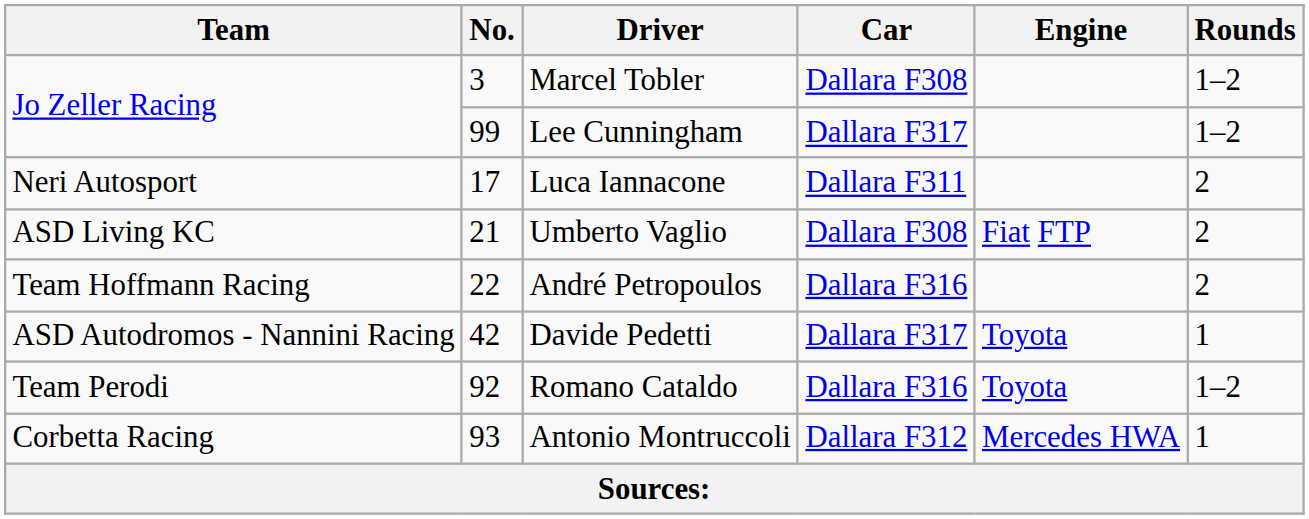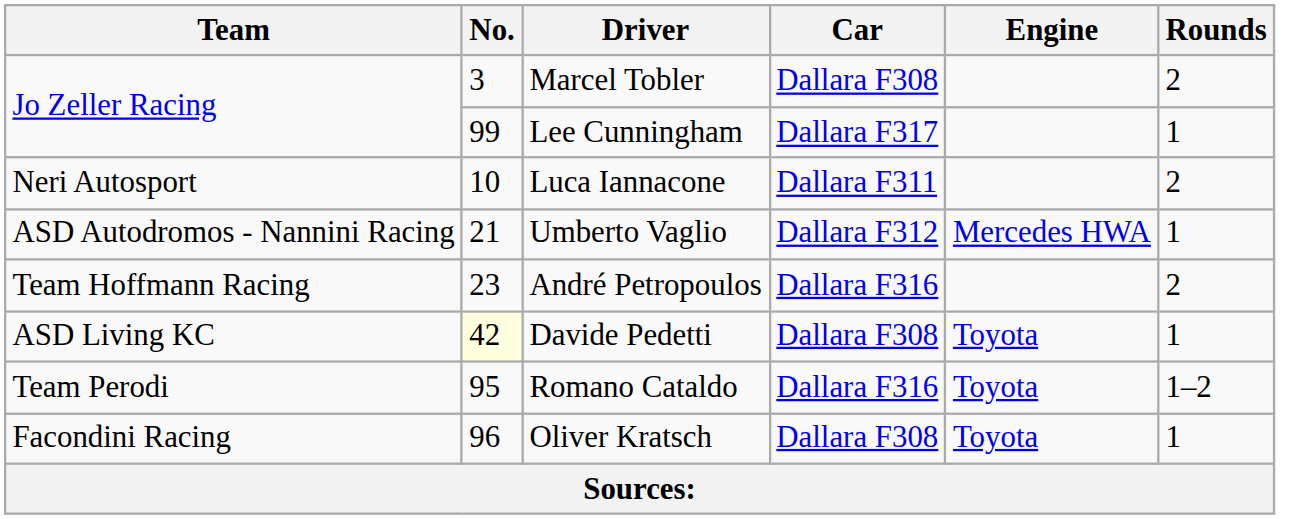(1218, 80) 1–2 -> (1173, 80) 2
(1218, 131) 1–2 -> (1173, 131) 1
(485, 182) 17 -> (485, 182) 10
(114, 233) ASD Living KC -> (234, 233) ASD Autodromos - Nannini Racing
(886, 233) Dallara F308 -> (857, 233) Dallara F312
(1036, 233) Fiat FTP -> (1052, 233) Mercedes HWA
(1202, 233) 2 -> (1173, 233) 1
(485, 284) 22 -> (485, 284) 23
(234, 335) ASD Autodromos - Nannini Racing -> (114, 335) ASD Living KC
(485, 335) no background -> (485, 335) lightyellow background
(886, 335) Dallara F317 -> (857, 335) Dallara F308
(485, 386) 92 -> (485, 386) 95
- row: (660, 437)
+ row: (621, 437)
